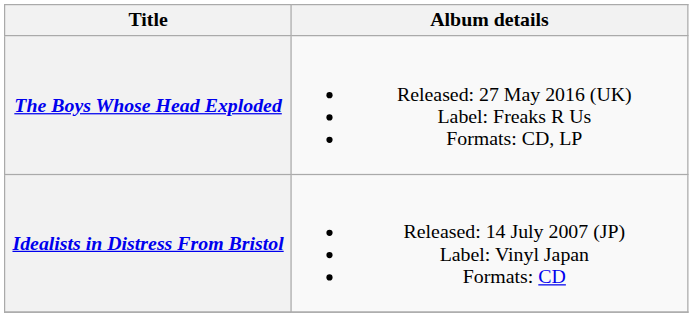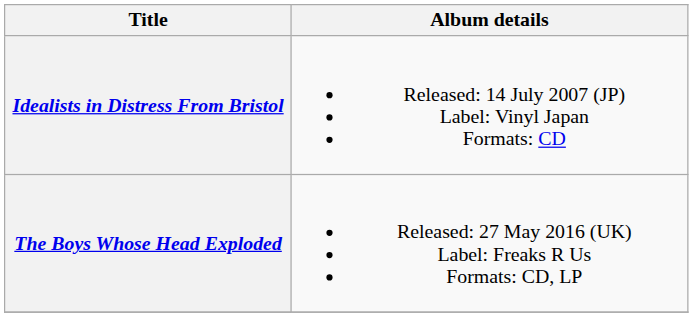rows swapped: (148, 243) <-> (148, 105)
